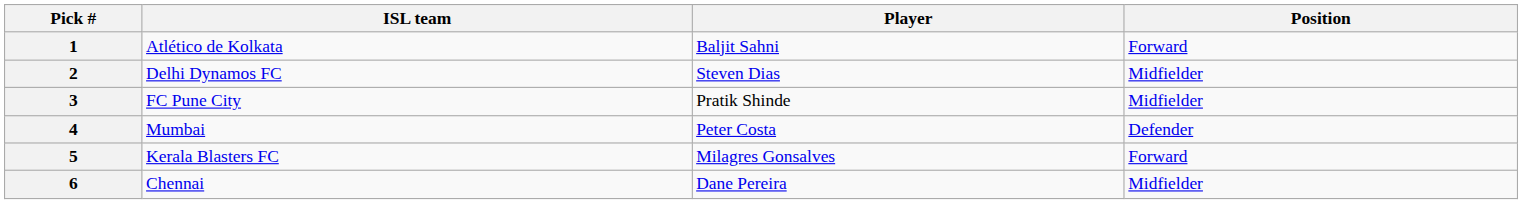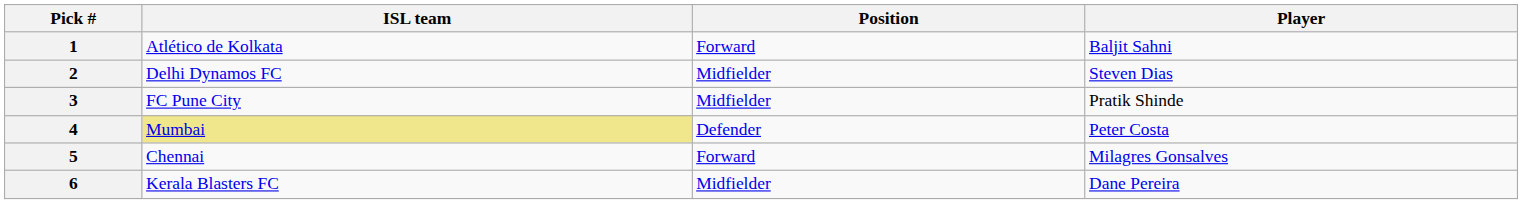columns swapped: (908, 18) <-> (1321, 18)
(176, 128) no background -> (176, 128) khaki background
(212, 156) Kerala Blasters FC -> (175, 156) Chennai
(175, 184) Chennai -> (212, 184) Kerala Blasters FC
